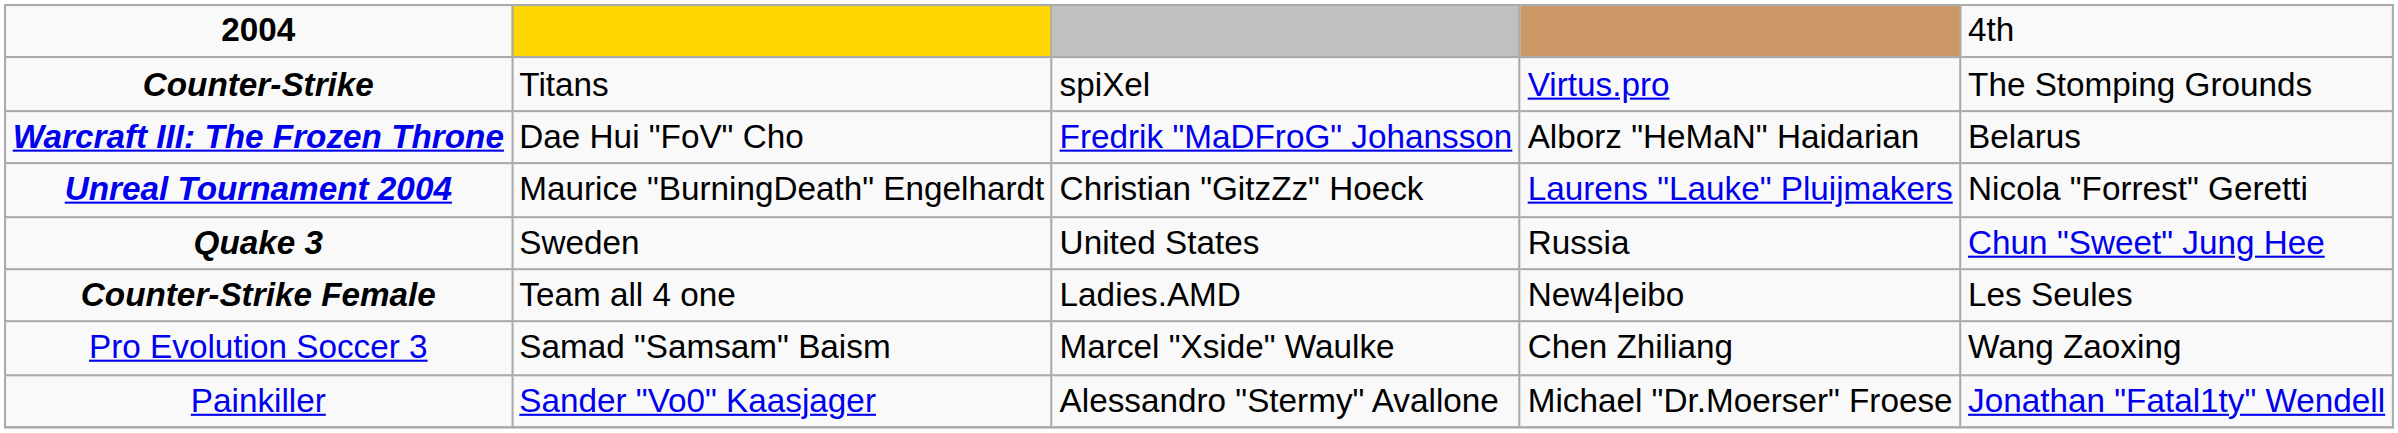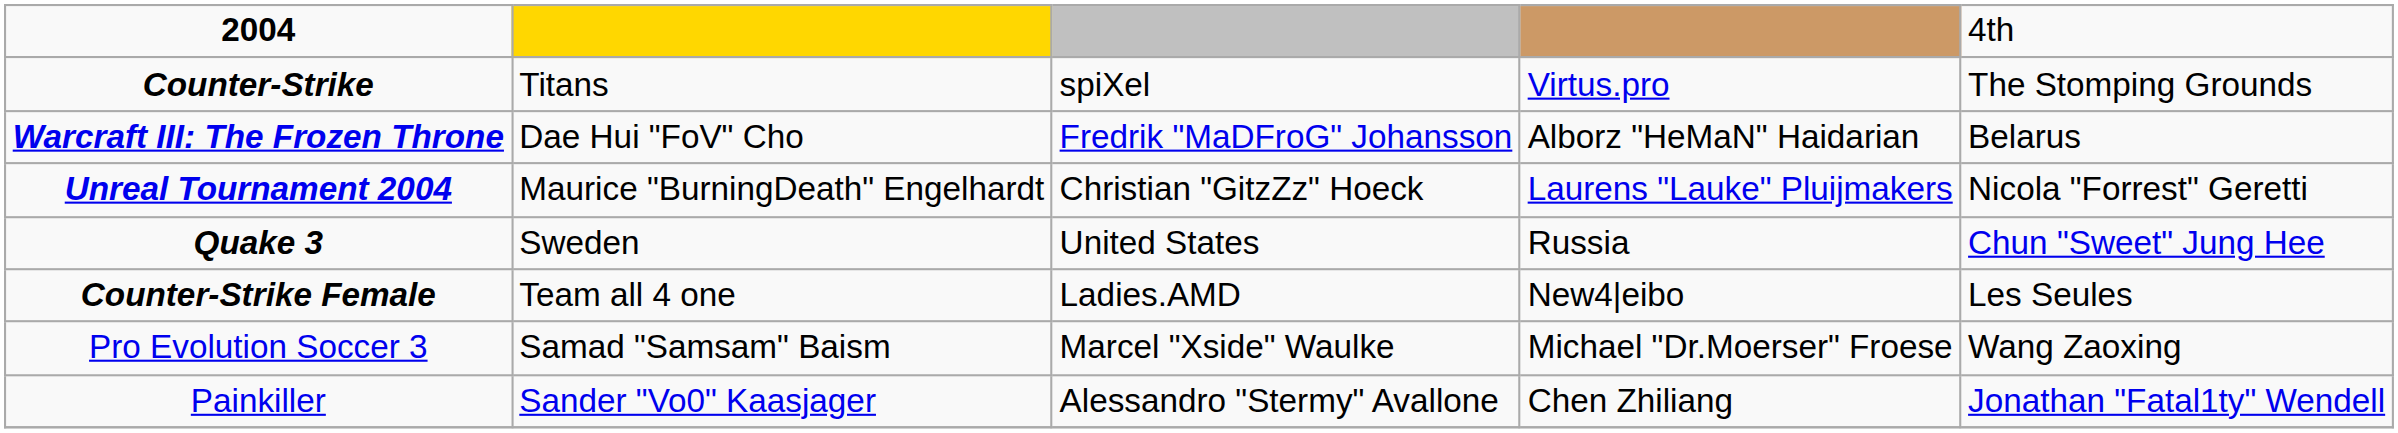(1630, 347) Chen Zhiliang -> (1740, 347) Michael "Dr.Moerser" Froese
(1740, 400) Michael "Dr.Moerser" Froese -> (1630, 400) Chen Zhiliang
